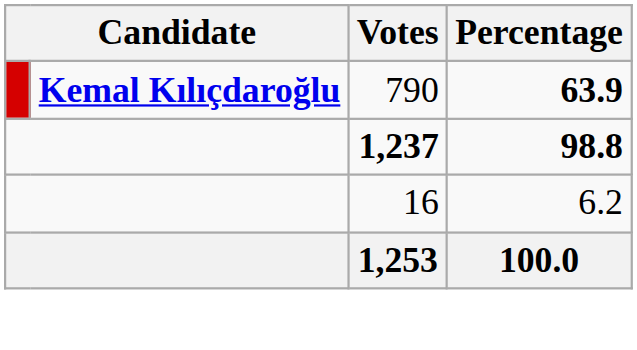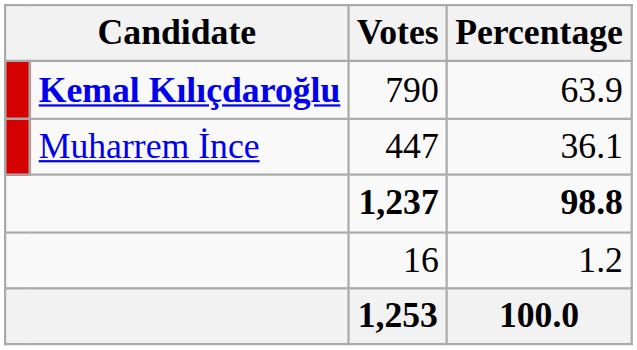(592, 89) bold -> (592, 89) normal
+ row: (412, 145)
(601, 202) 6.2 -> (601, 259) 1.2
